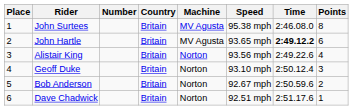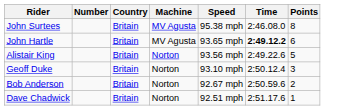- column: (18, 12)
(321, 55) 4 -> (293, 55) 5
